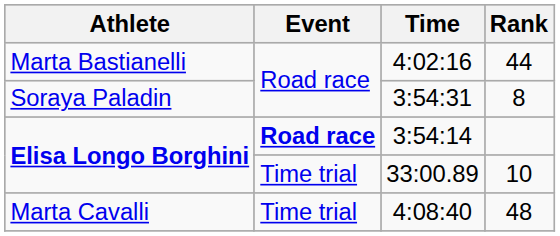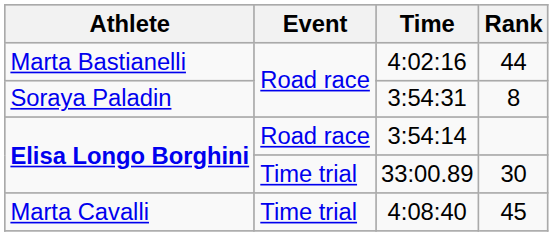(318, 137) bold -> (315, 137) normal
(519, 174) 10 -> (514, 174) 30
(519, 212) 48 -> (514, 212) 45
